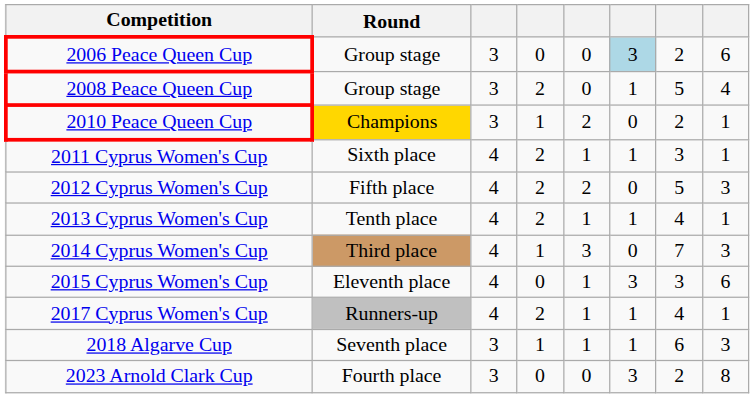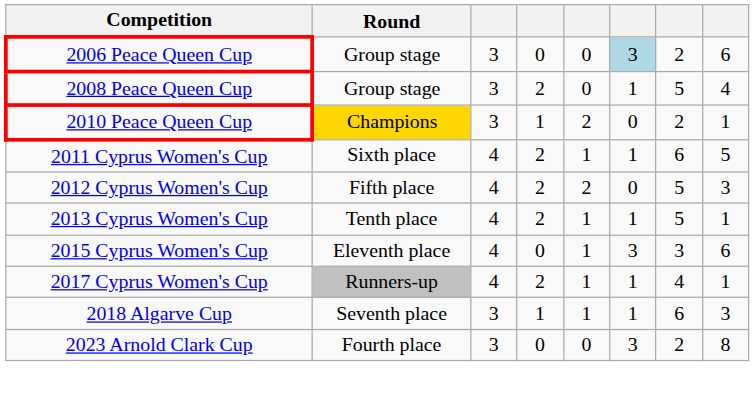(679, 155) 3 -> (679, 155) 6
(725, 155) 1 -> (725, 155) 5
(679, 218) 4 -> (679, 218) 5
- row: (159, 250)
